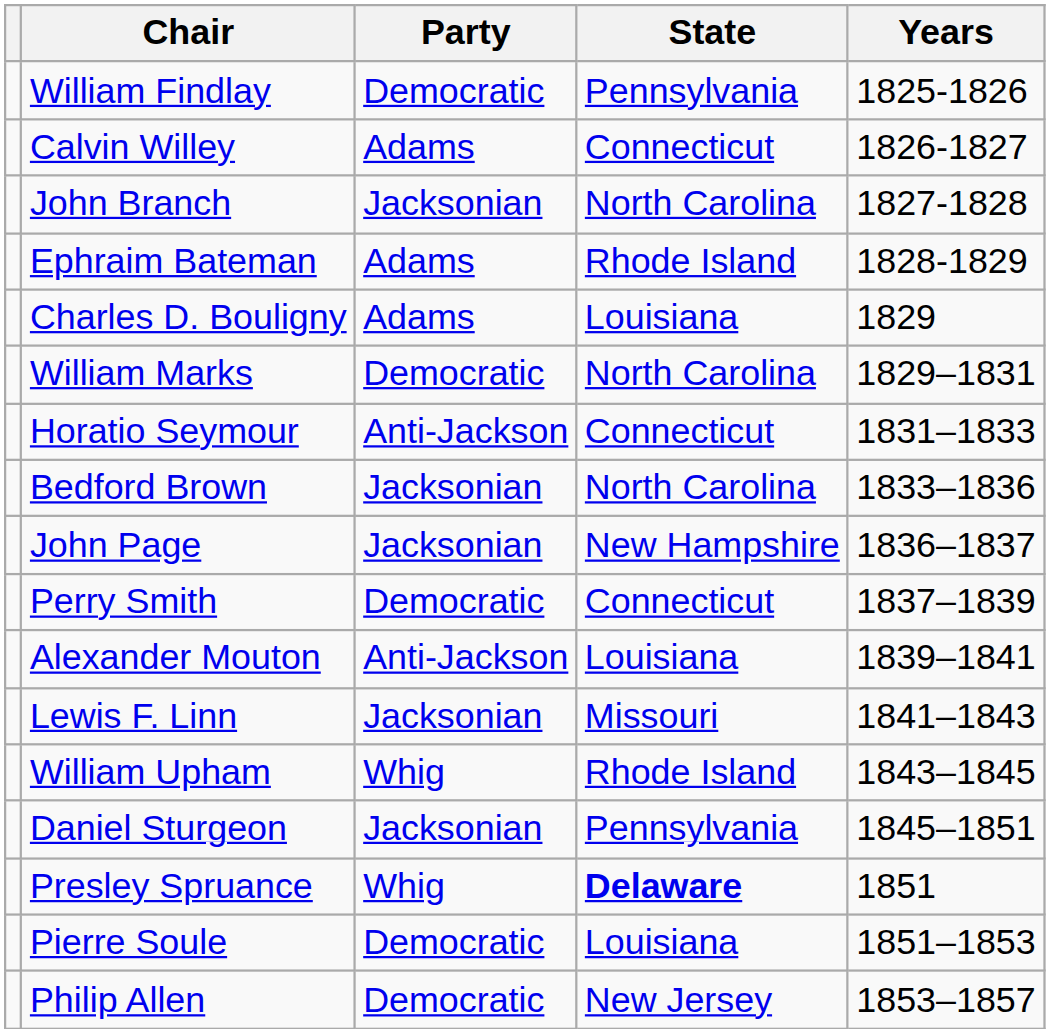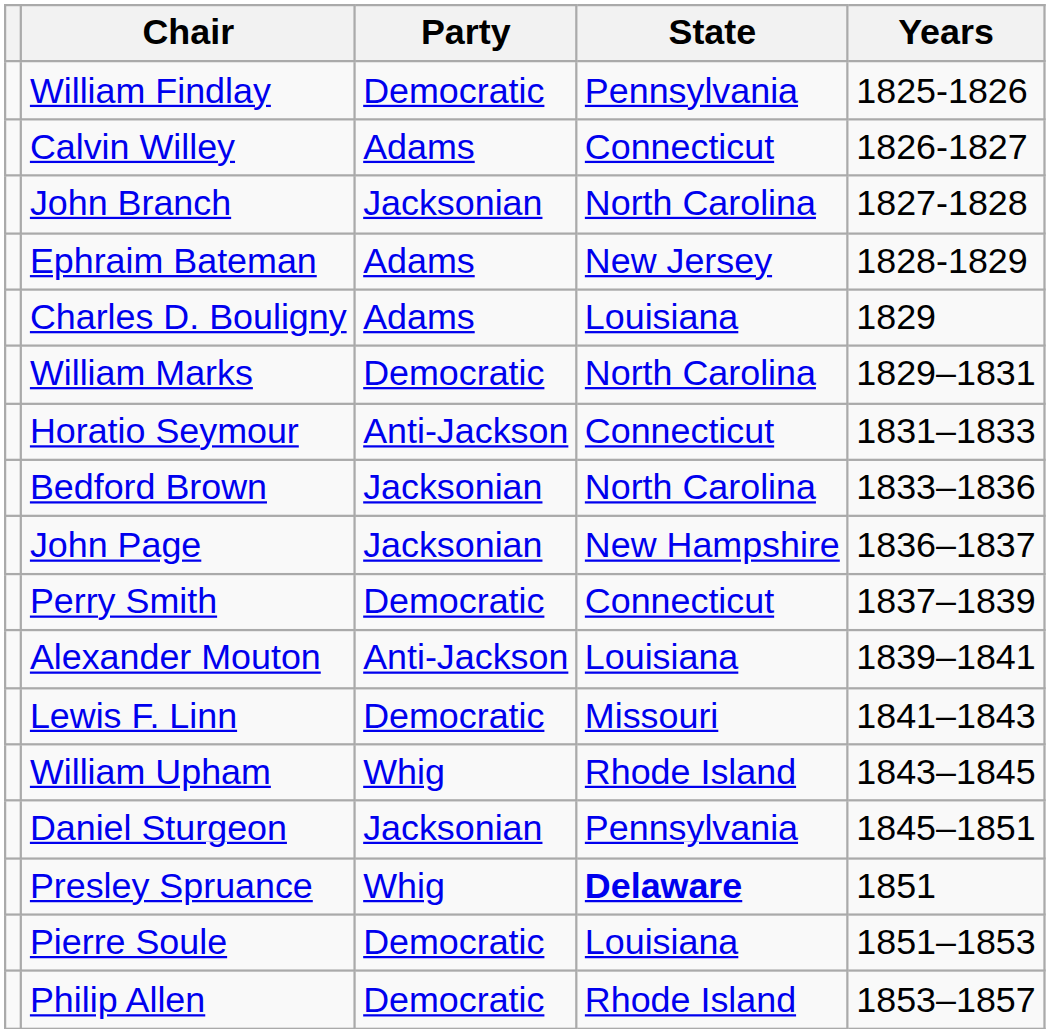(690, 260) Rhode Island -> (678, 260) New Jersey
(453, 715) Jacksonian -> (454, 715) Democratic
(678, 999) New Jersey -> (690, 999) Rhode Island
